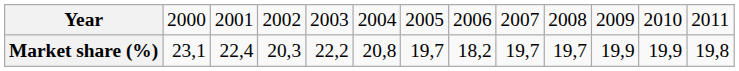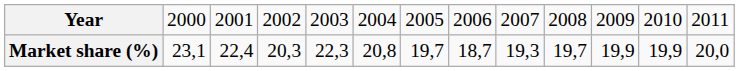(332, 50) 22,2 -> (332, 50) 22,3
(475, 50) 18,2 -> (475, 50) 18,7
(522, 50) 19,7 -> (522, 50) 19,3
(712, 50) 19,8 -> (712, 50) 20,0
